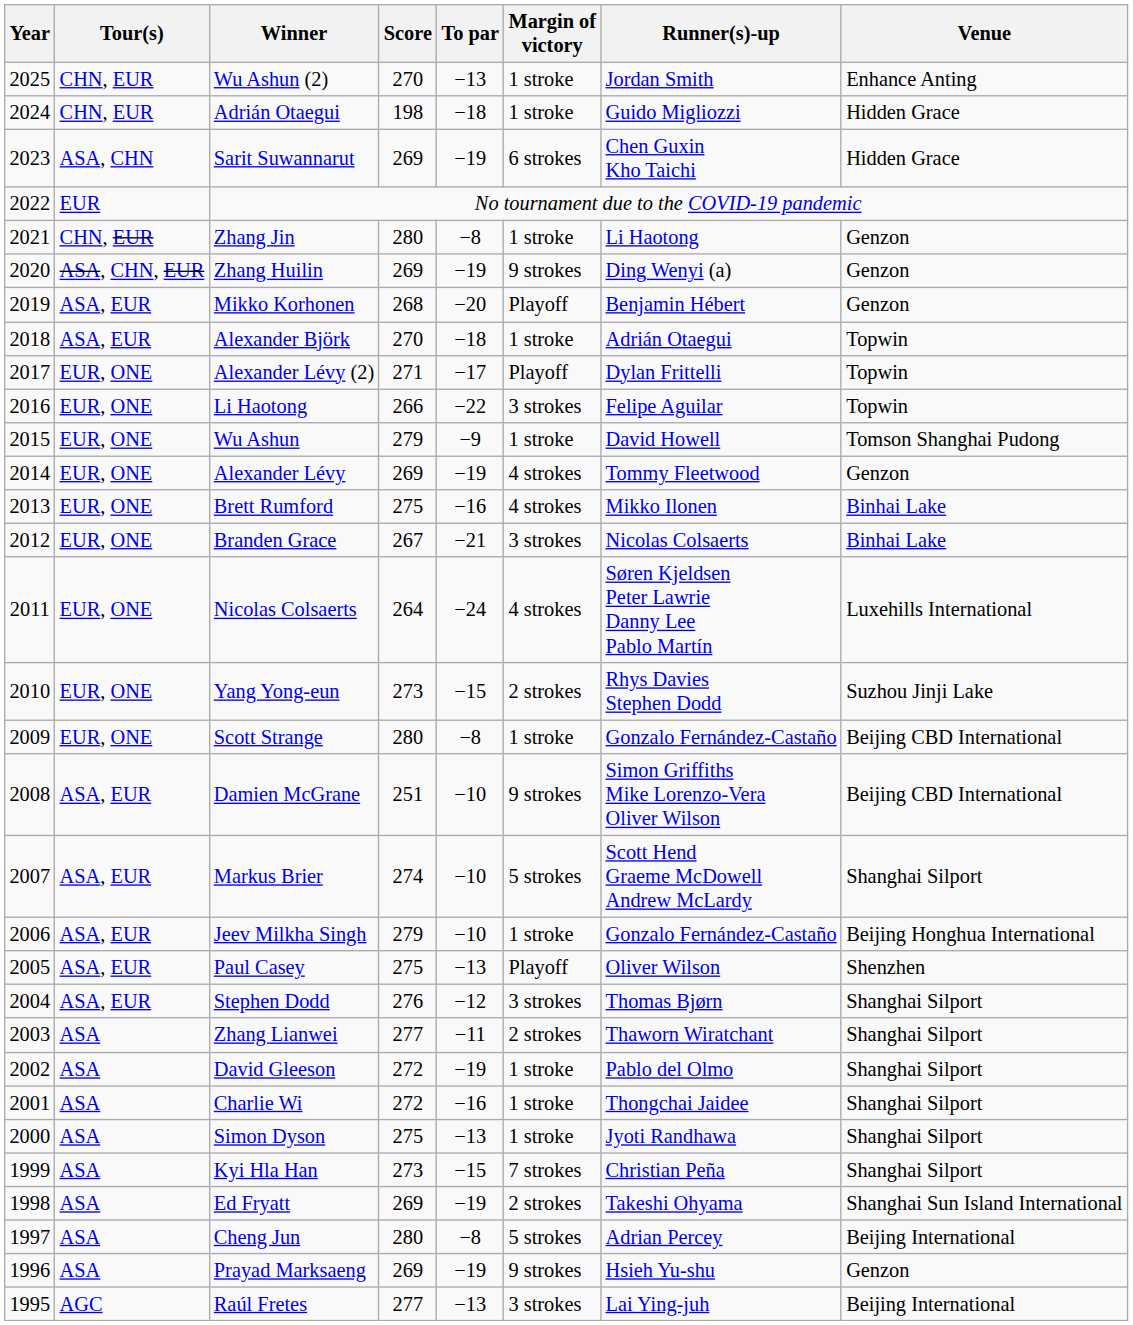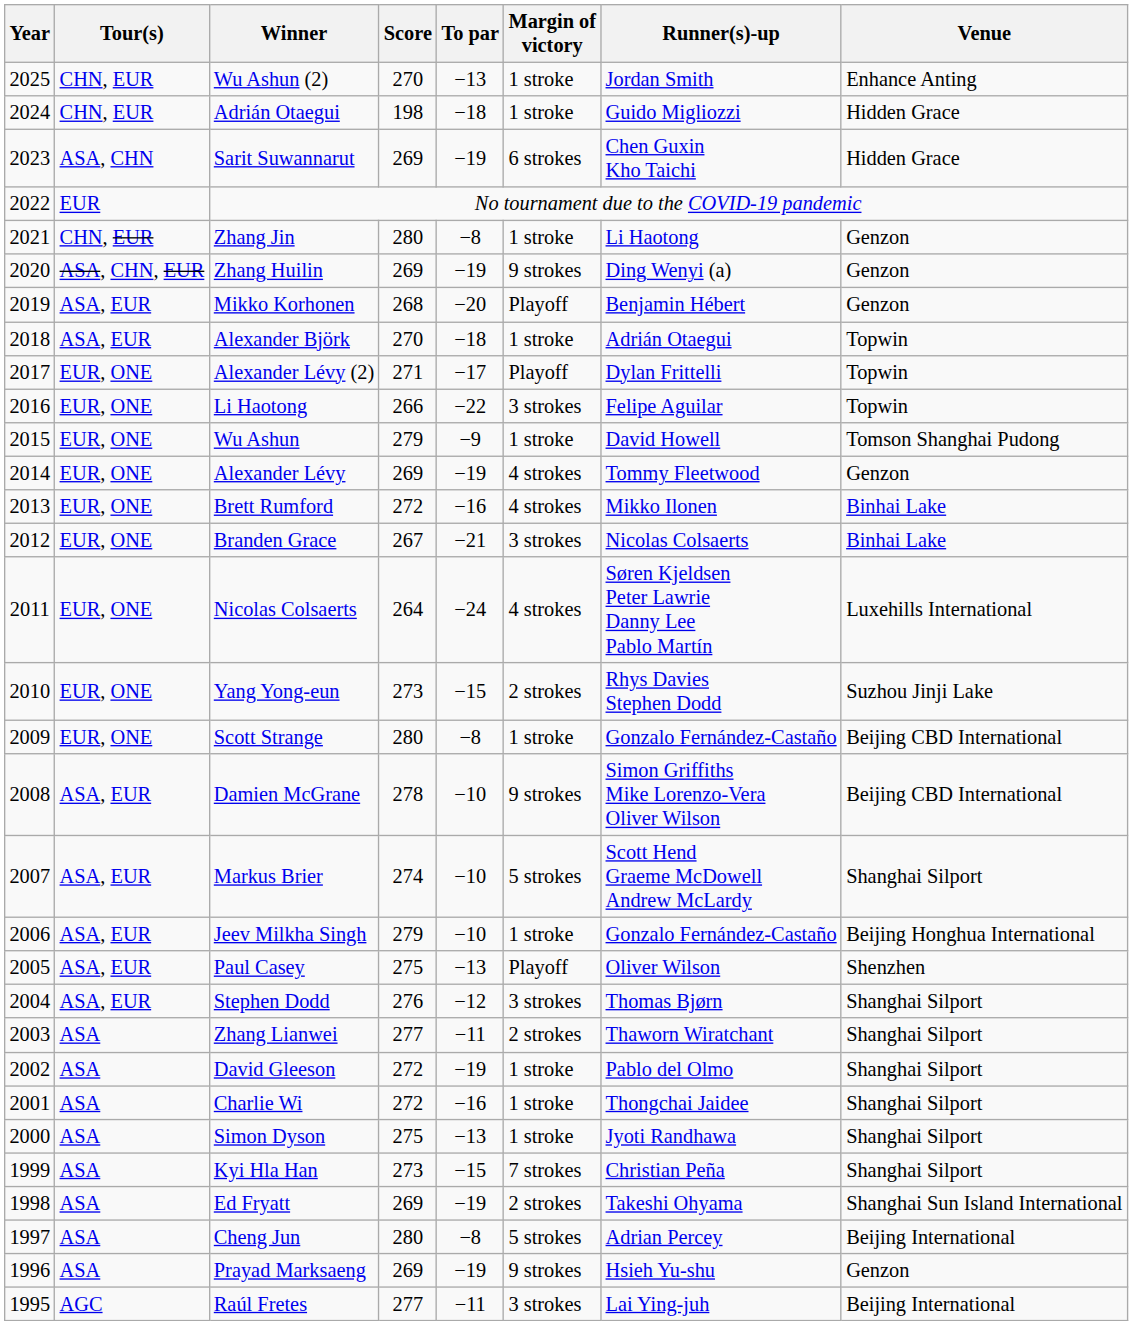(408, 506) 275 -> (408, 506) 272
(408, 794) 251 -> (408, 794) 278
(470, 1303) −13 -> (470, 1303) −11
